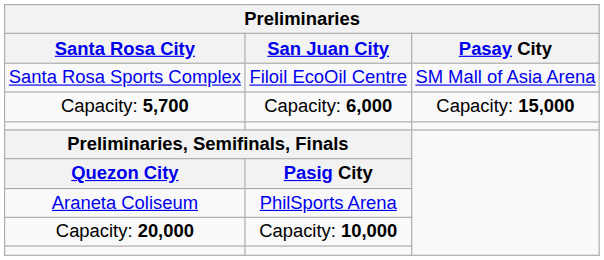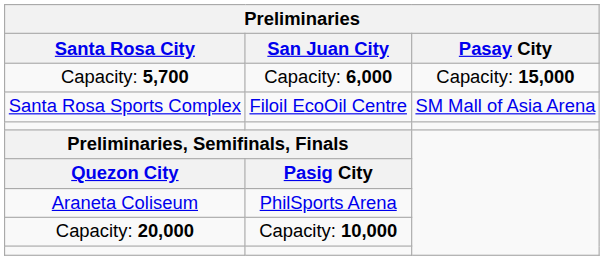rows swapped: (125, 77) <-> (125, 106)
